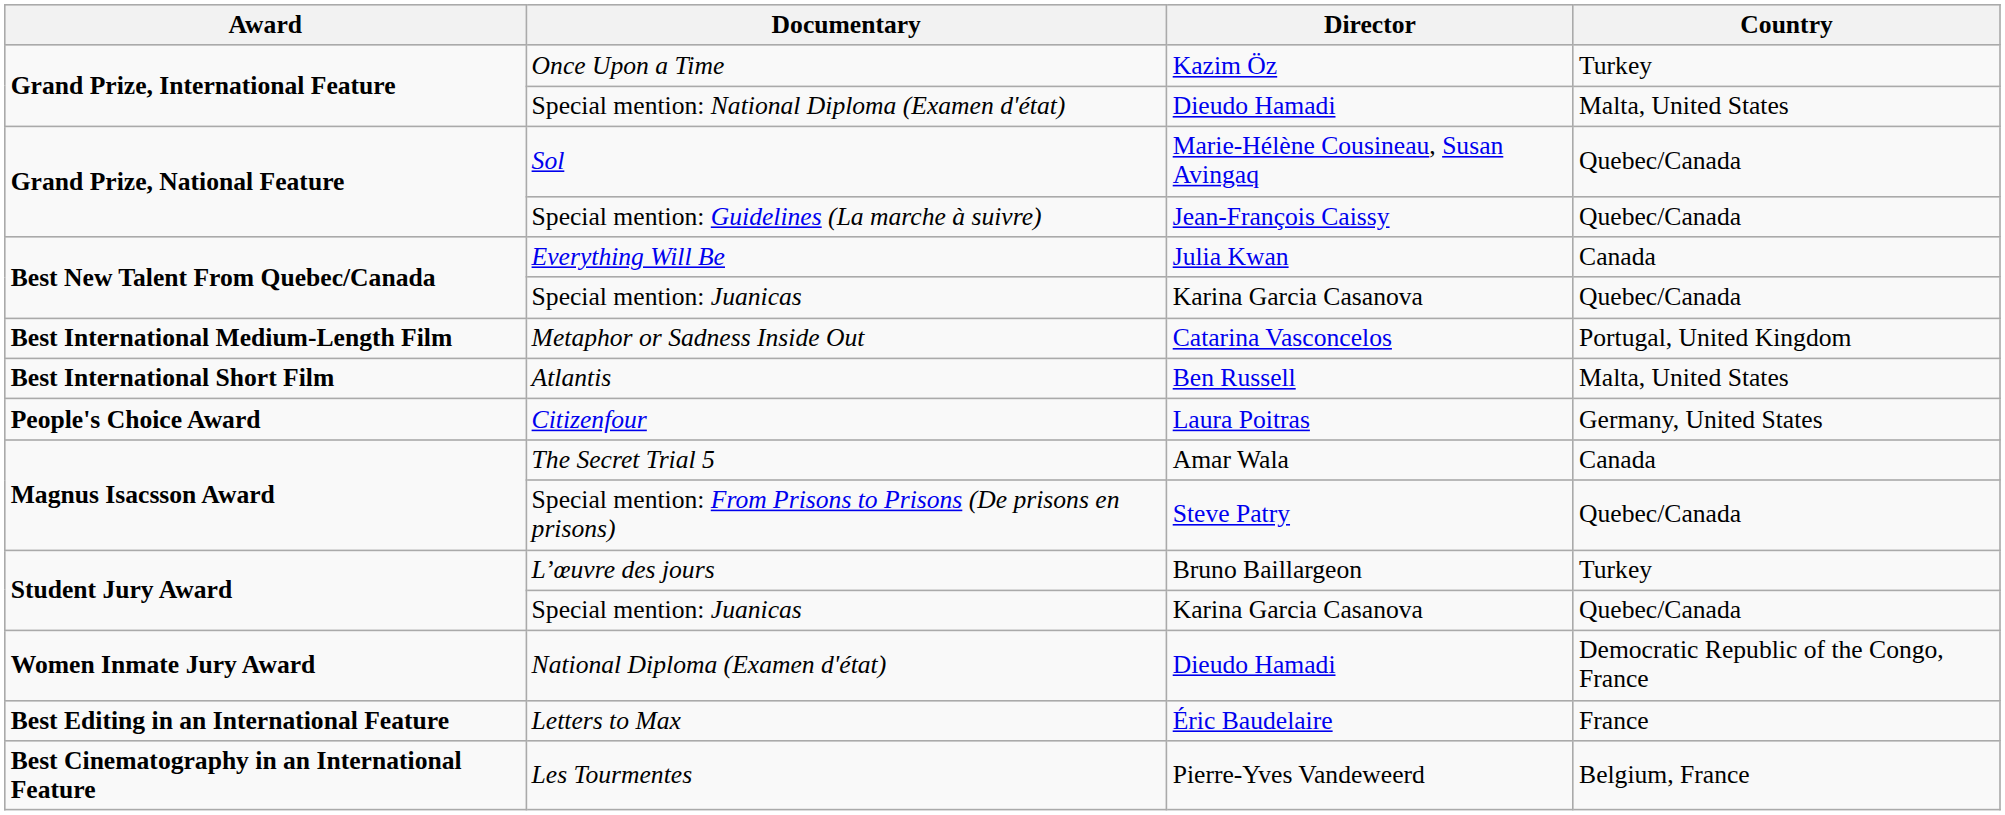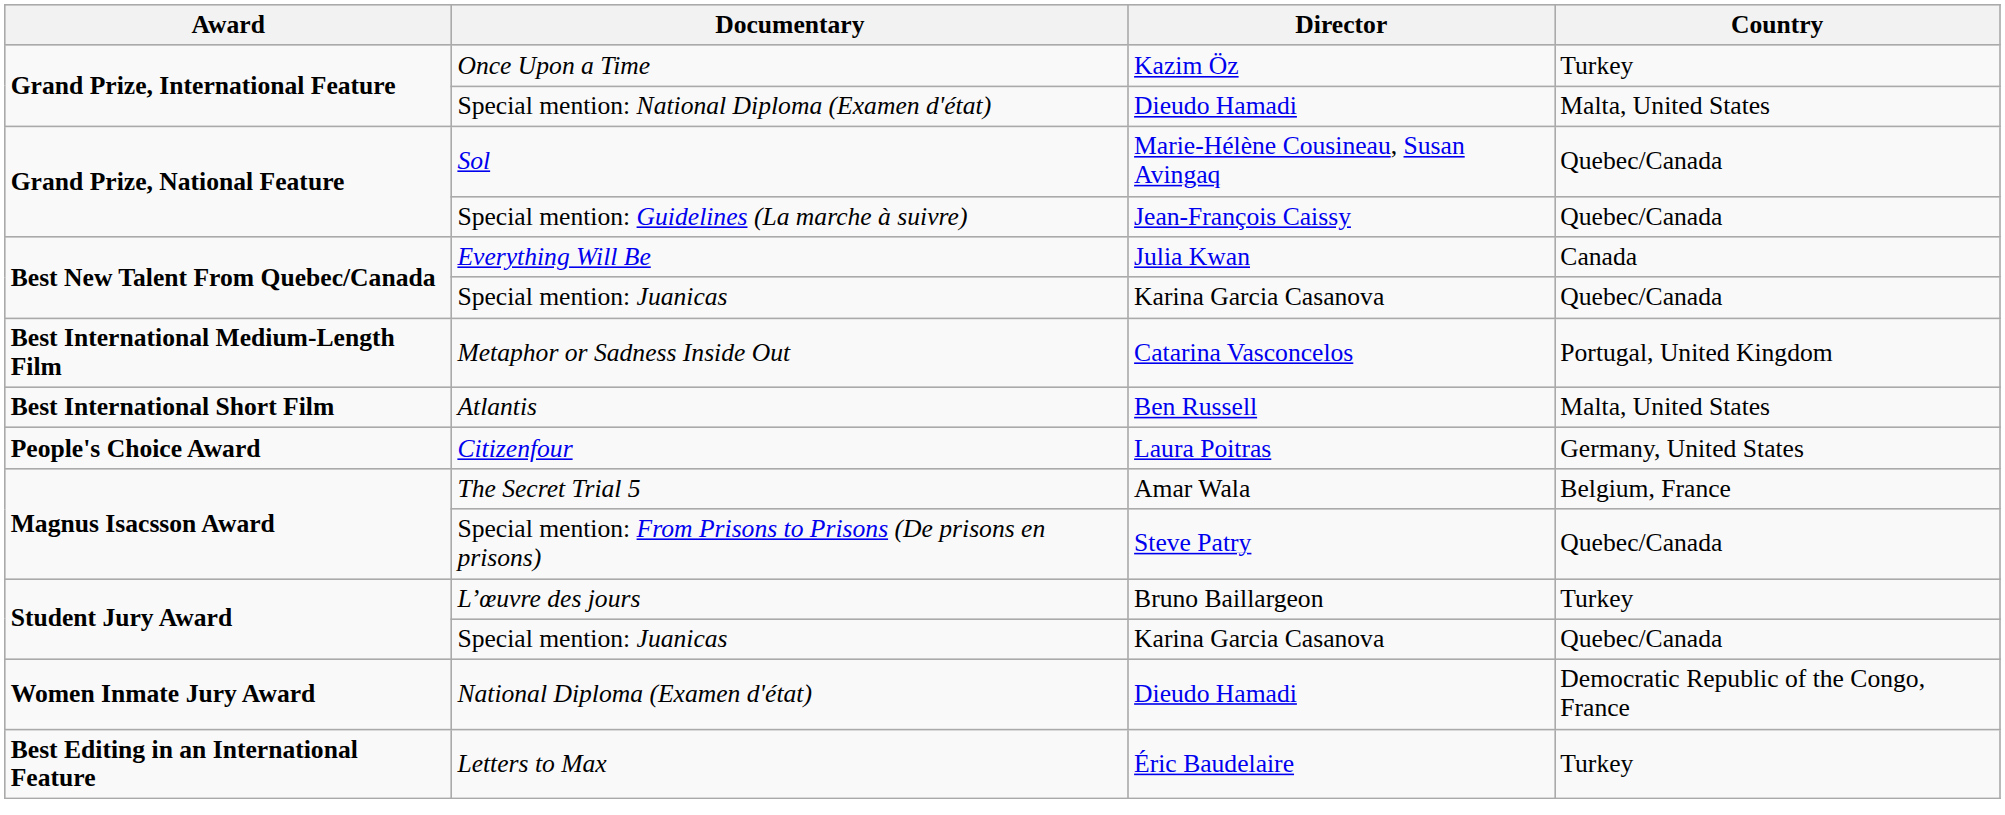(1617, 459) Canada -> (1646, 488) Belgium, France
(1614, 720) France -> (1597, 763) Turkey
- row: (236, 775)
